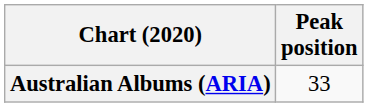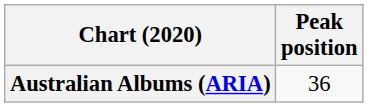(319, 83) 33 -> (319, 83) 36
